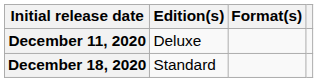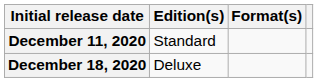(177, 41) Deluxe -> (185, 41) Standard
(185, 65) Standard -> (177, 65) Deluxe
